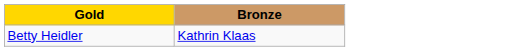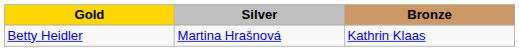+ column: (259, 14)
